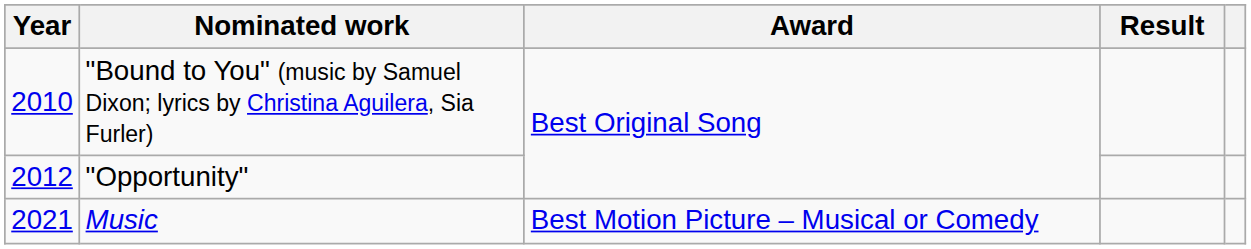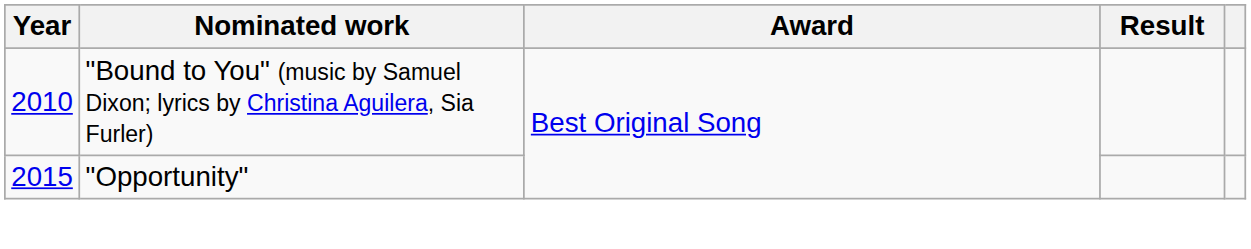(42, 176) 2012 -> (42, 176) 2015
- row: (122, 220)
